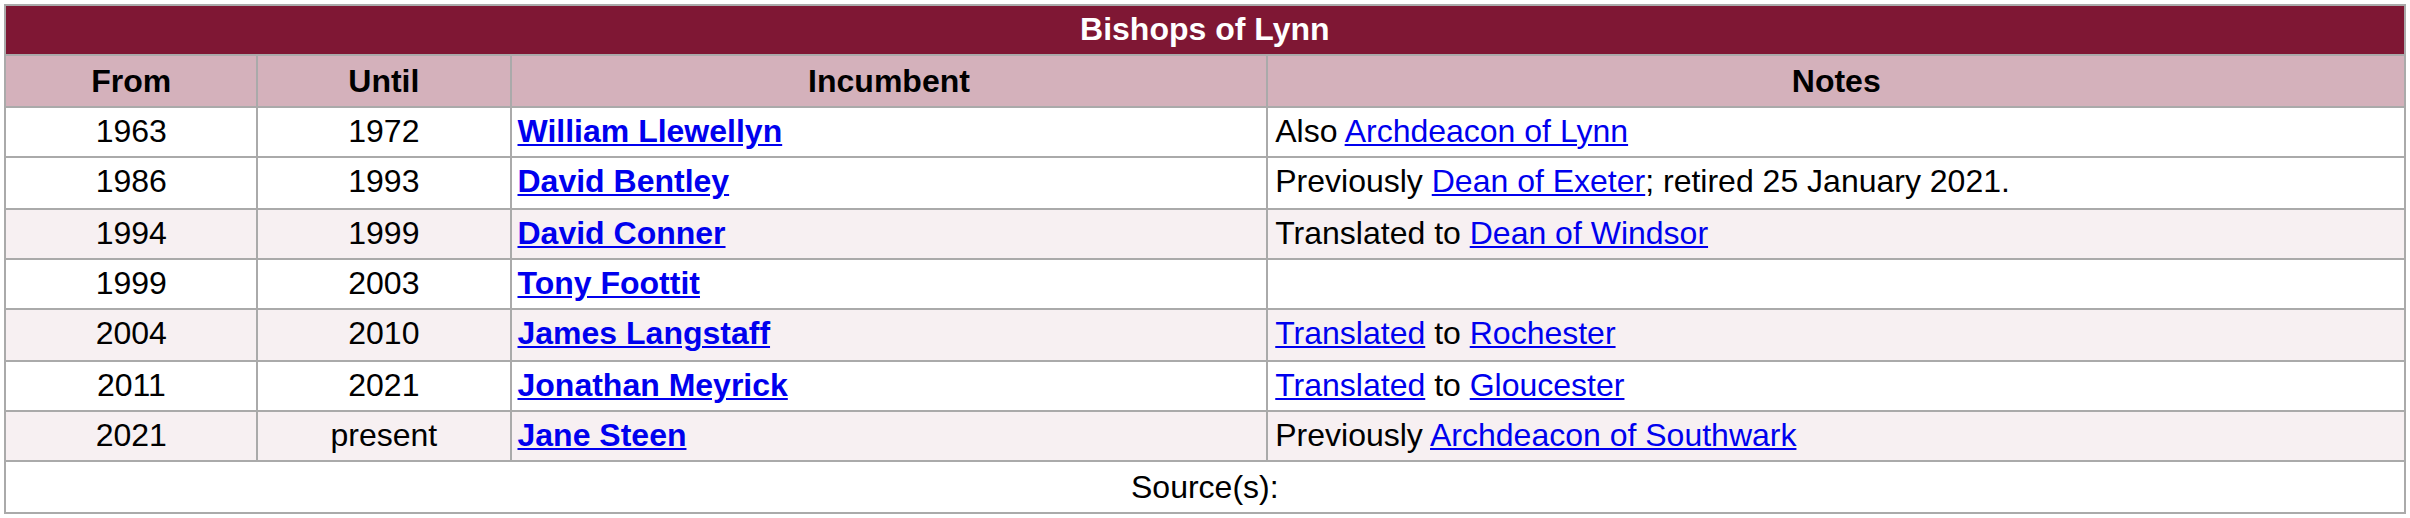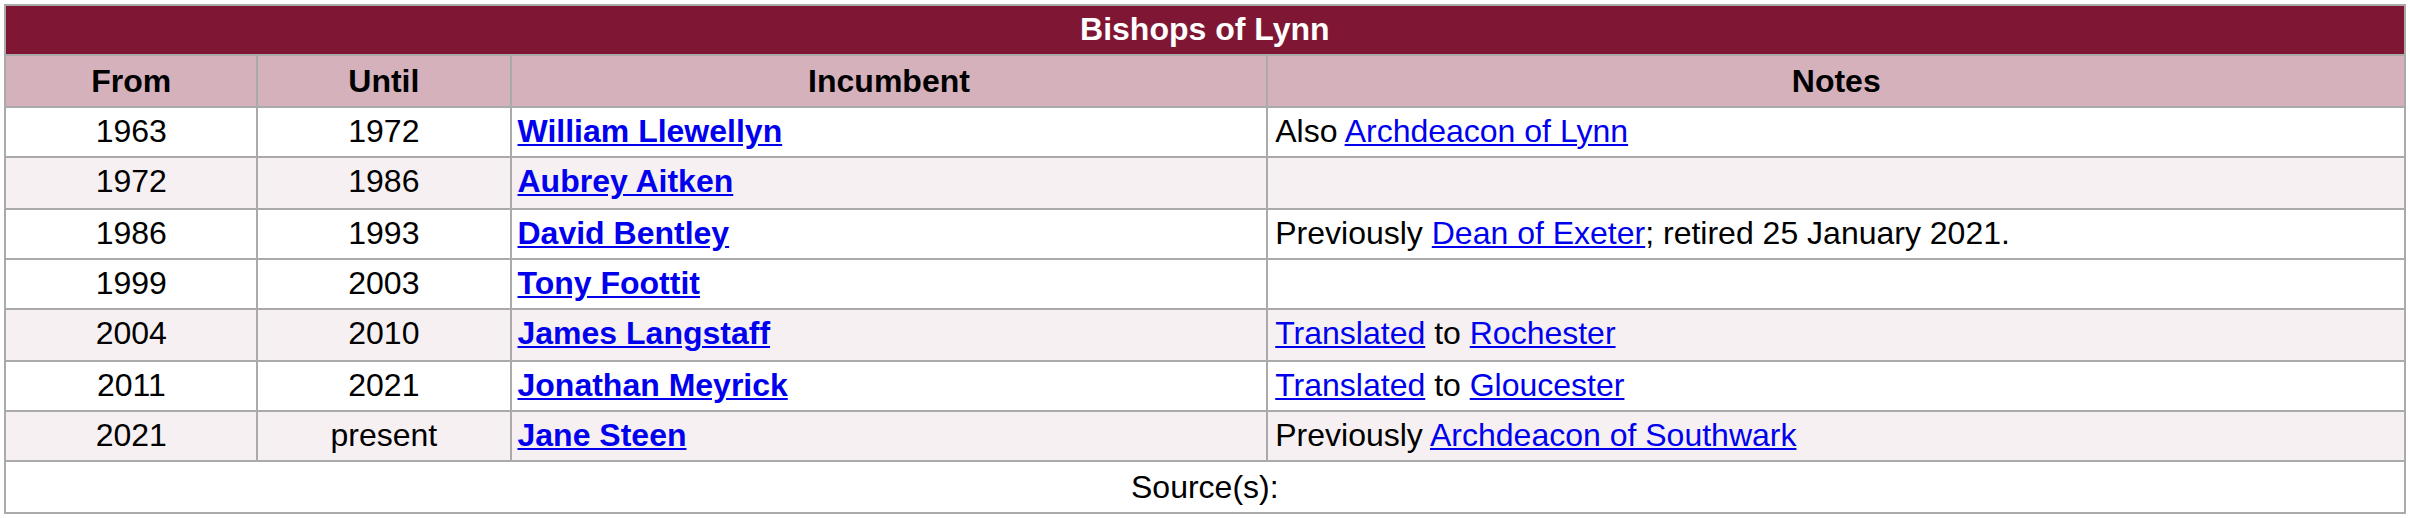+ row: (625, 182)
- row: (622, 232)
